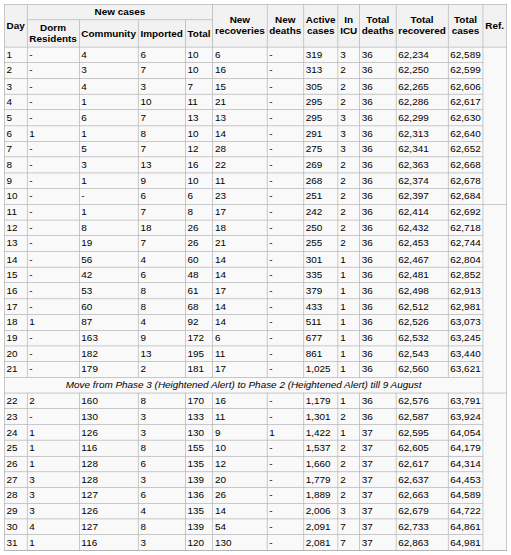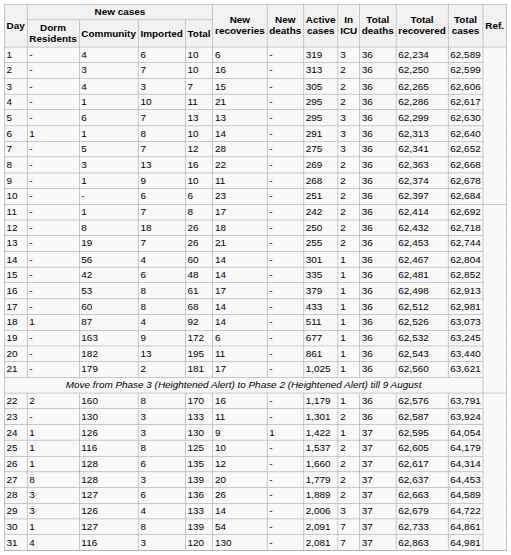(196, 448) 155 -> (196, 448) 125
(32, 479) 3 -> (32, 479) 8
(196, 511) 135 -> (196, 511) 133
(32, 526) 4 -> (32, 526) 1
(32, 542) 1 -> (32, 542) 4
